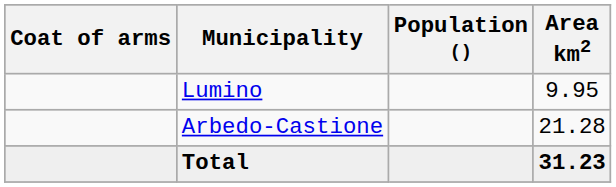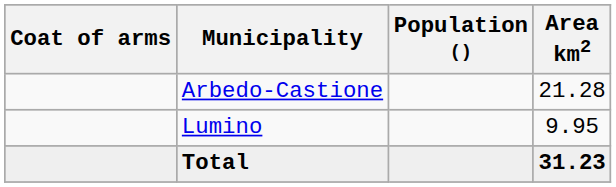rows swapped: (283, 127) <-> (222, 91)
